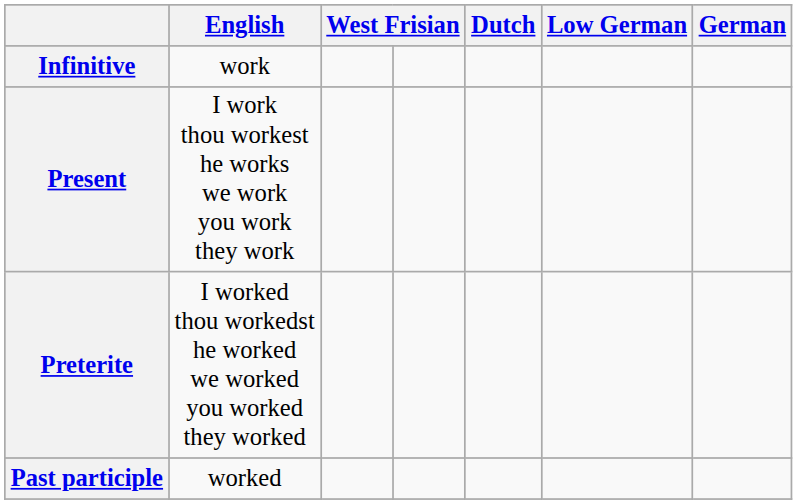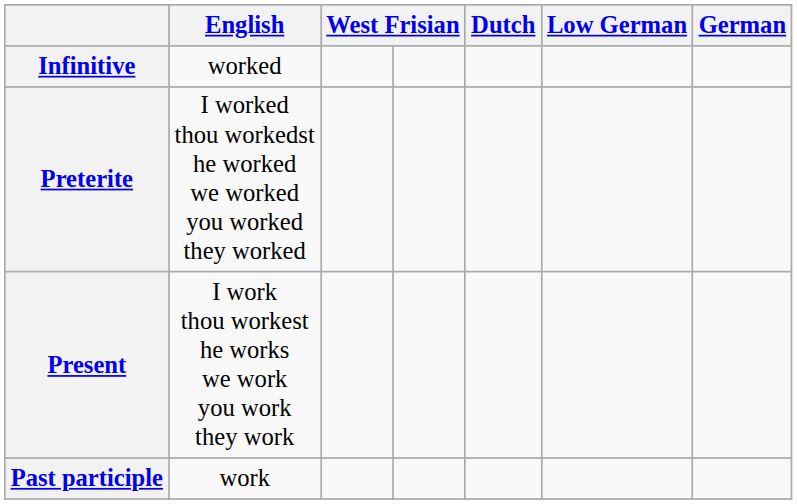(245, 65) work -> (245, 65) worked
rows swapped: (87, 179) <-> (87, 365)
(245, 478) worked -> (245, 478) work
